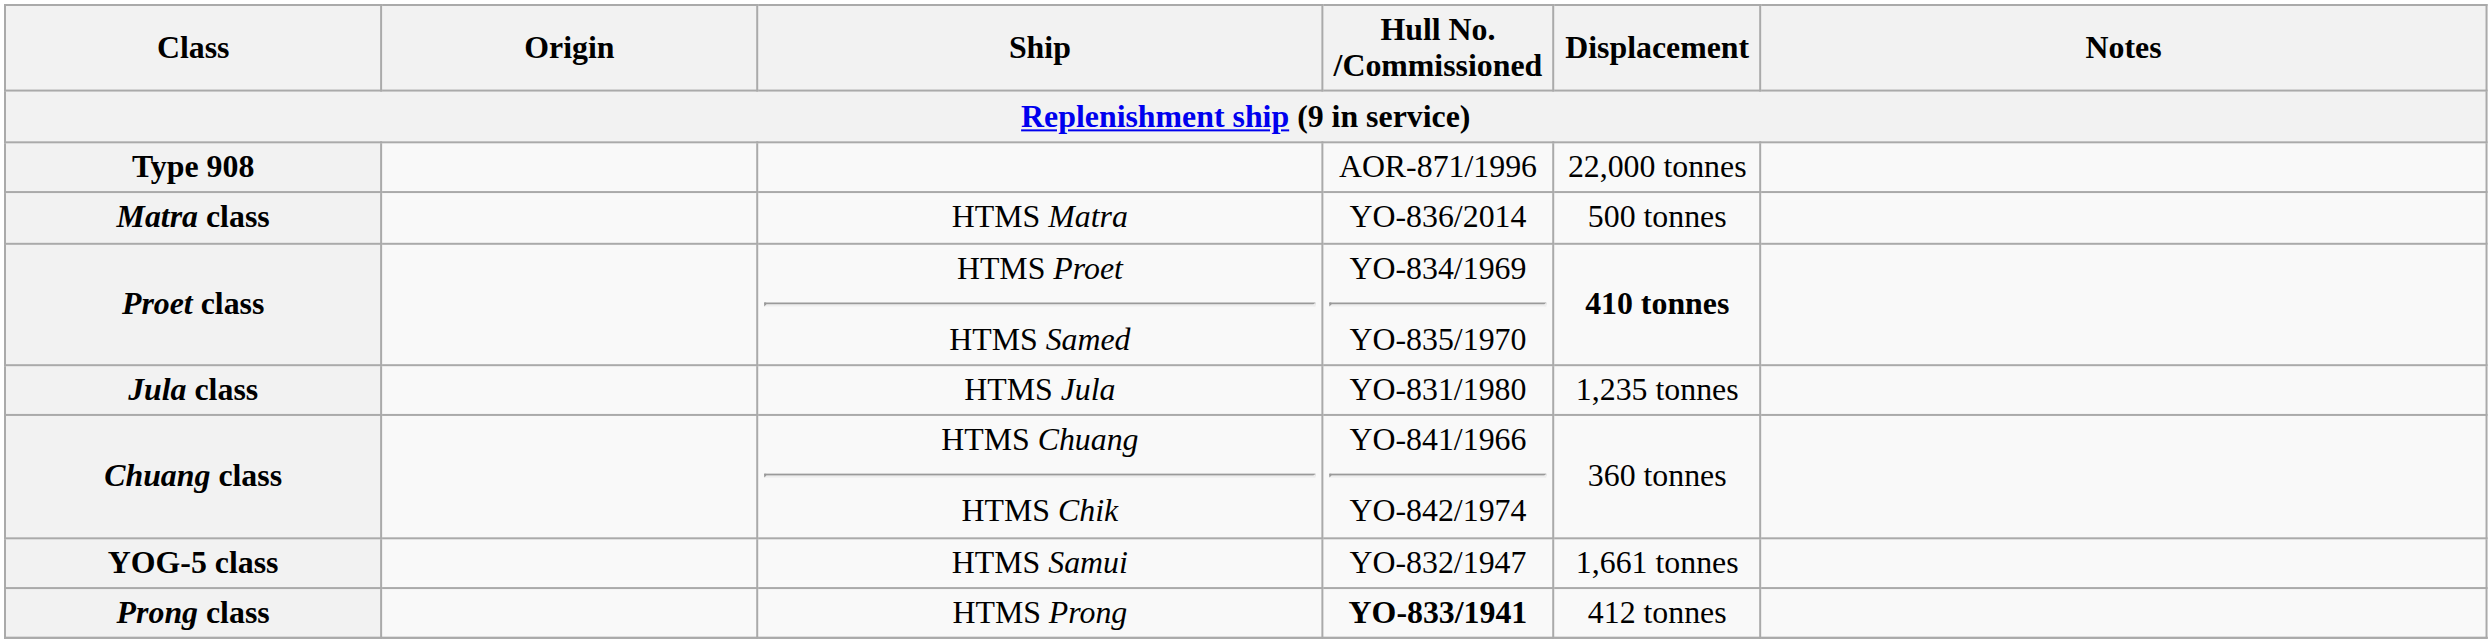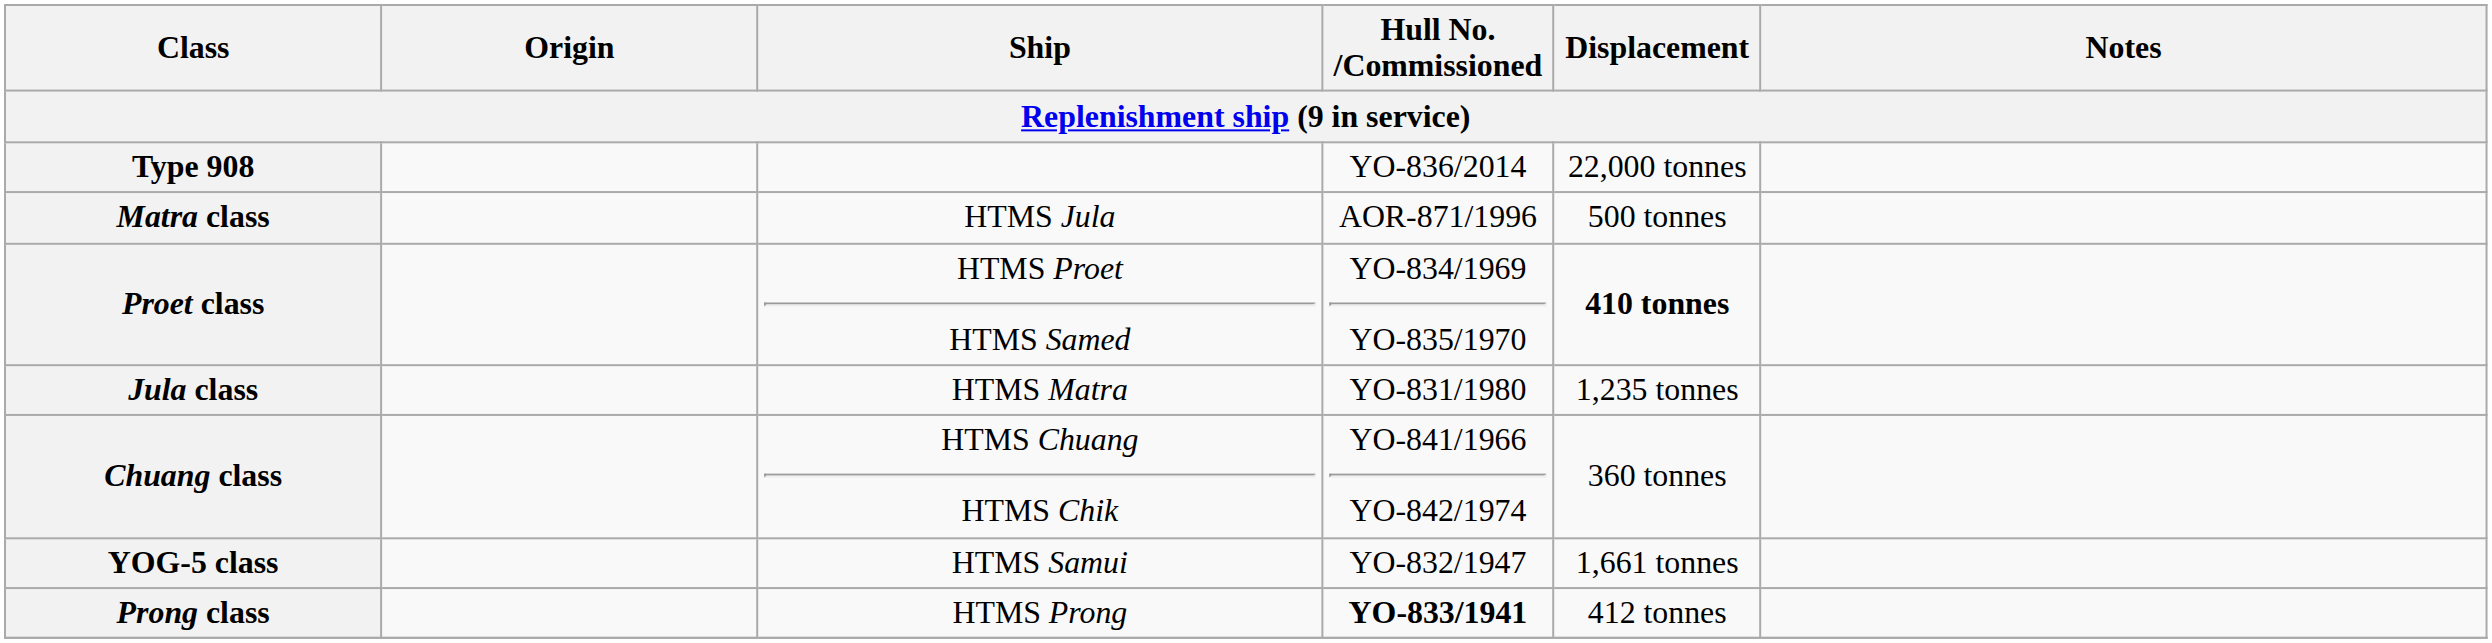(1438, 166) AOR-871/1996 -> (1438, 166) YO-836/2014
(1040, 217) HTMS Matra -> (1040, 217) HTMS Jula
(1438, 217) YO-836/2014 -> (1438, 217) AOR-871/1996
(1040, 389) HTMS Jula -> (1040, 389) HTMS Matra
